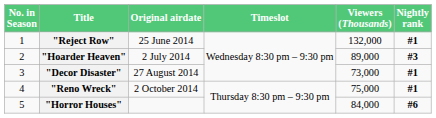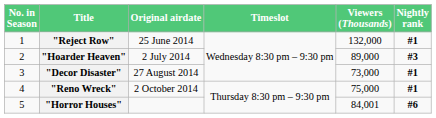(365, 105) 84,000 -> (365, 105) 84,001
